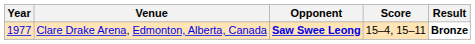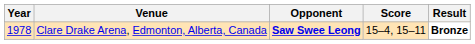(19, 31) 1977 -> (19, 31) 1978
